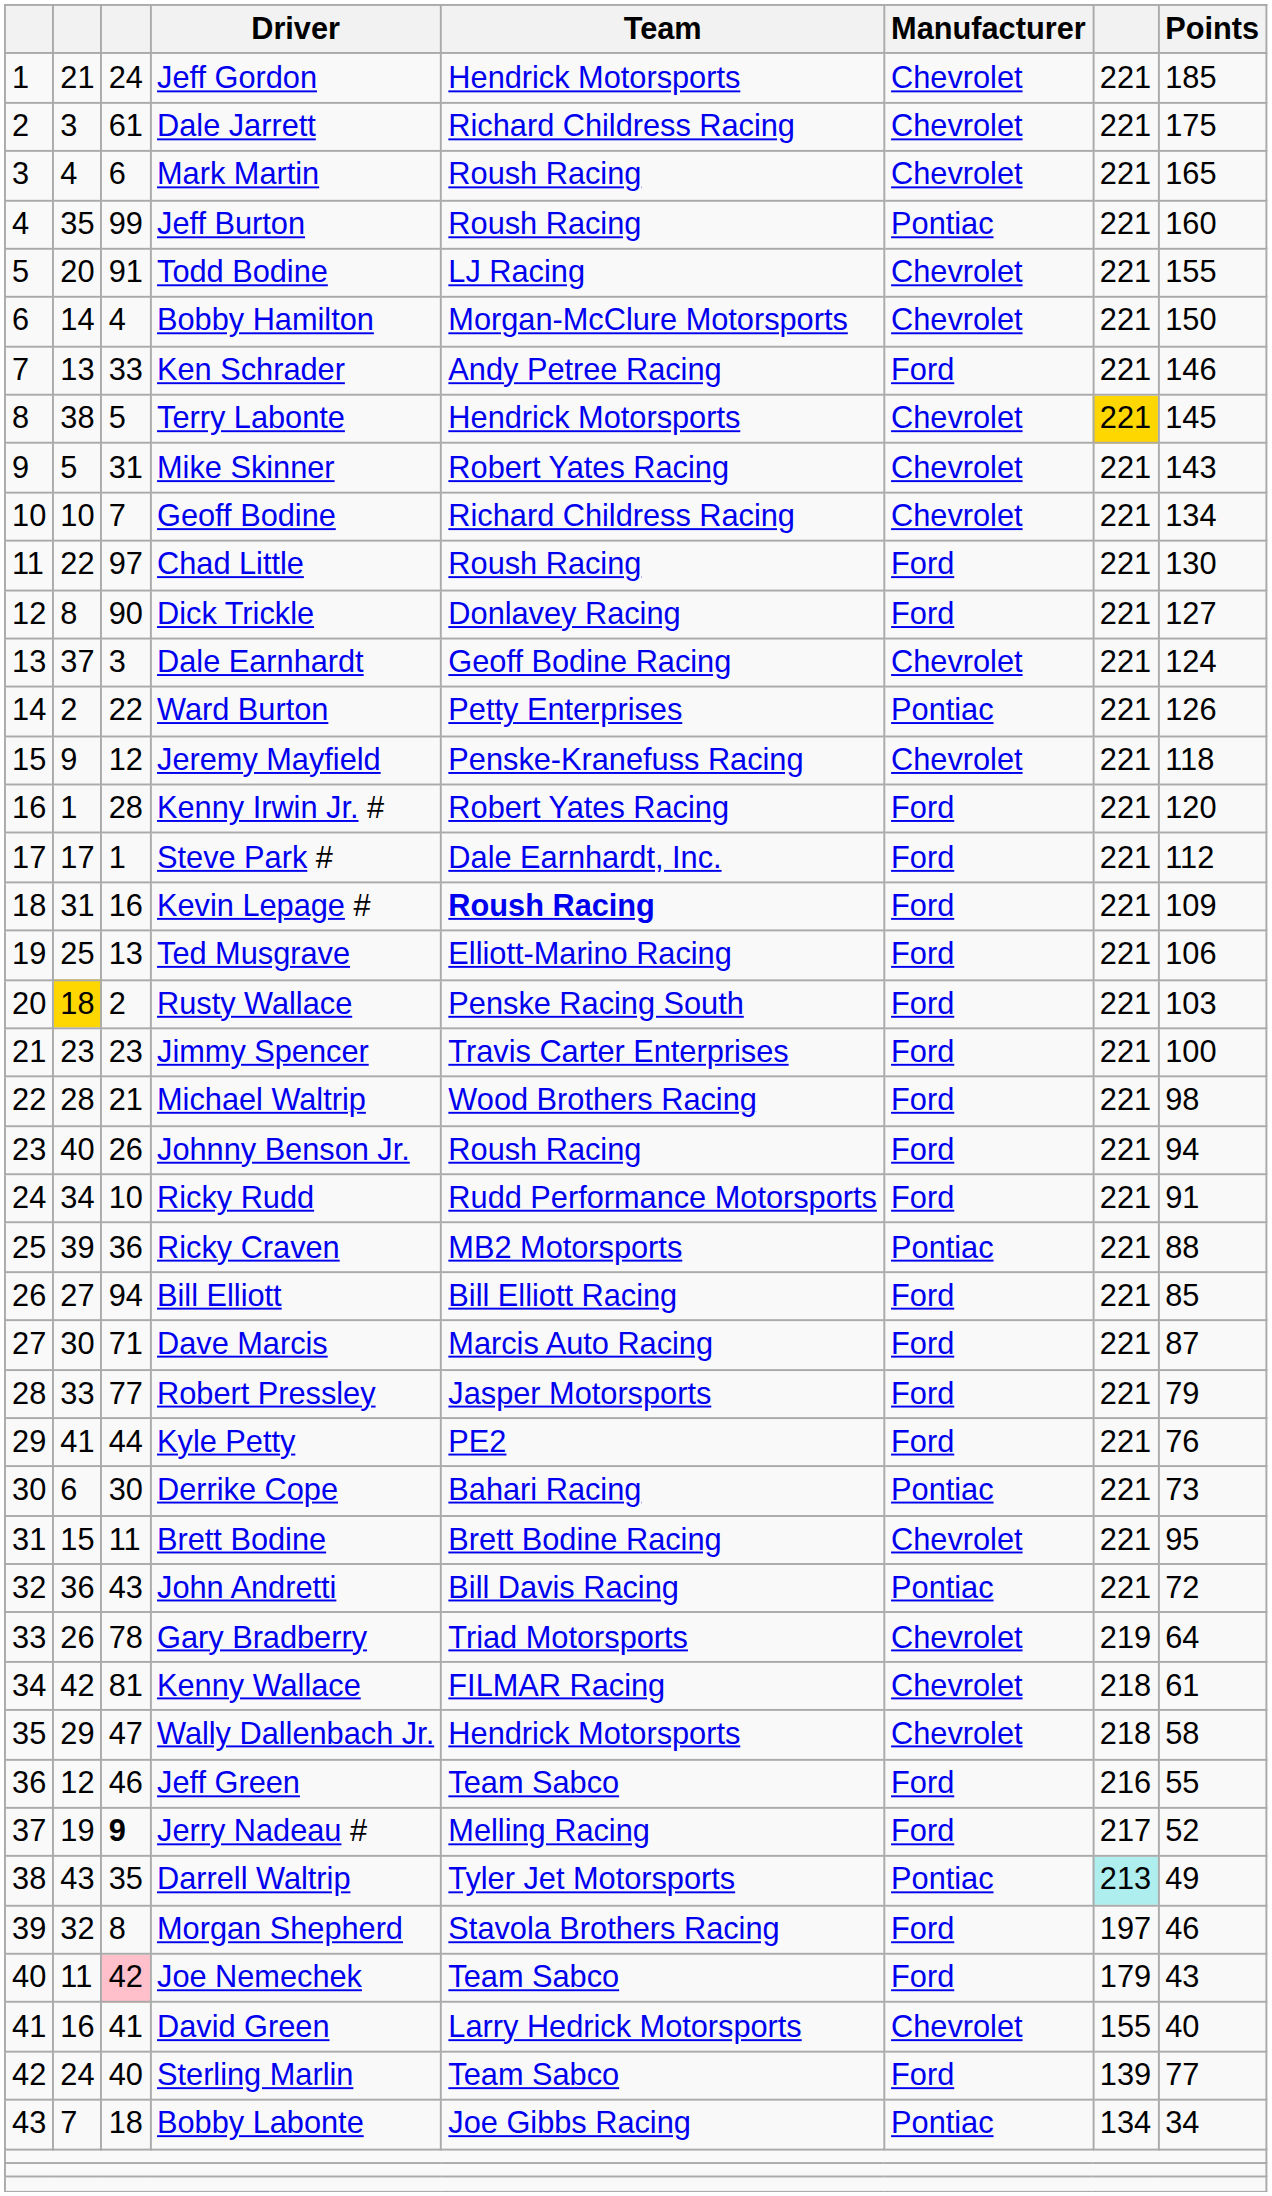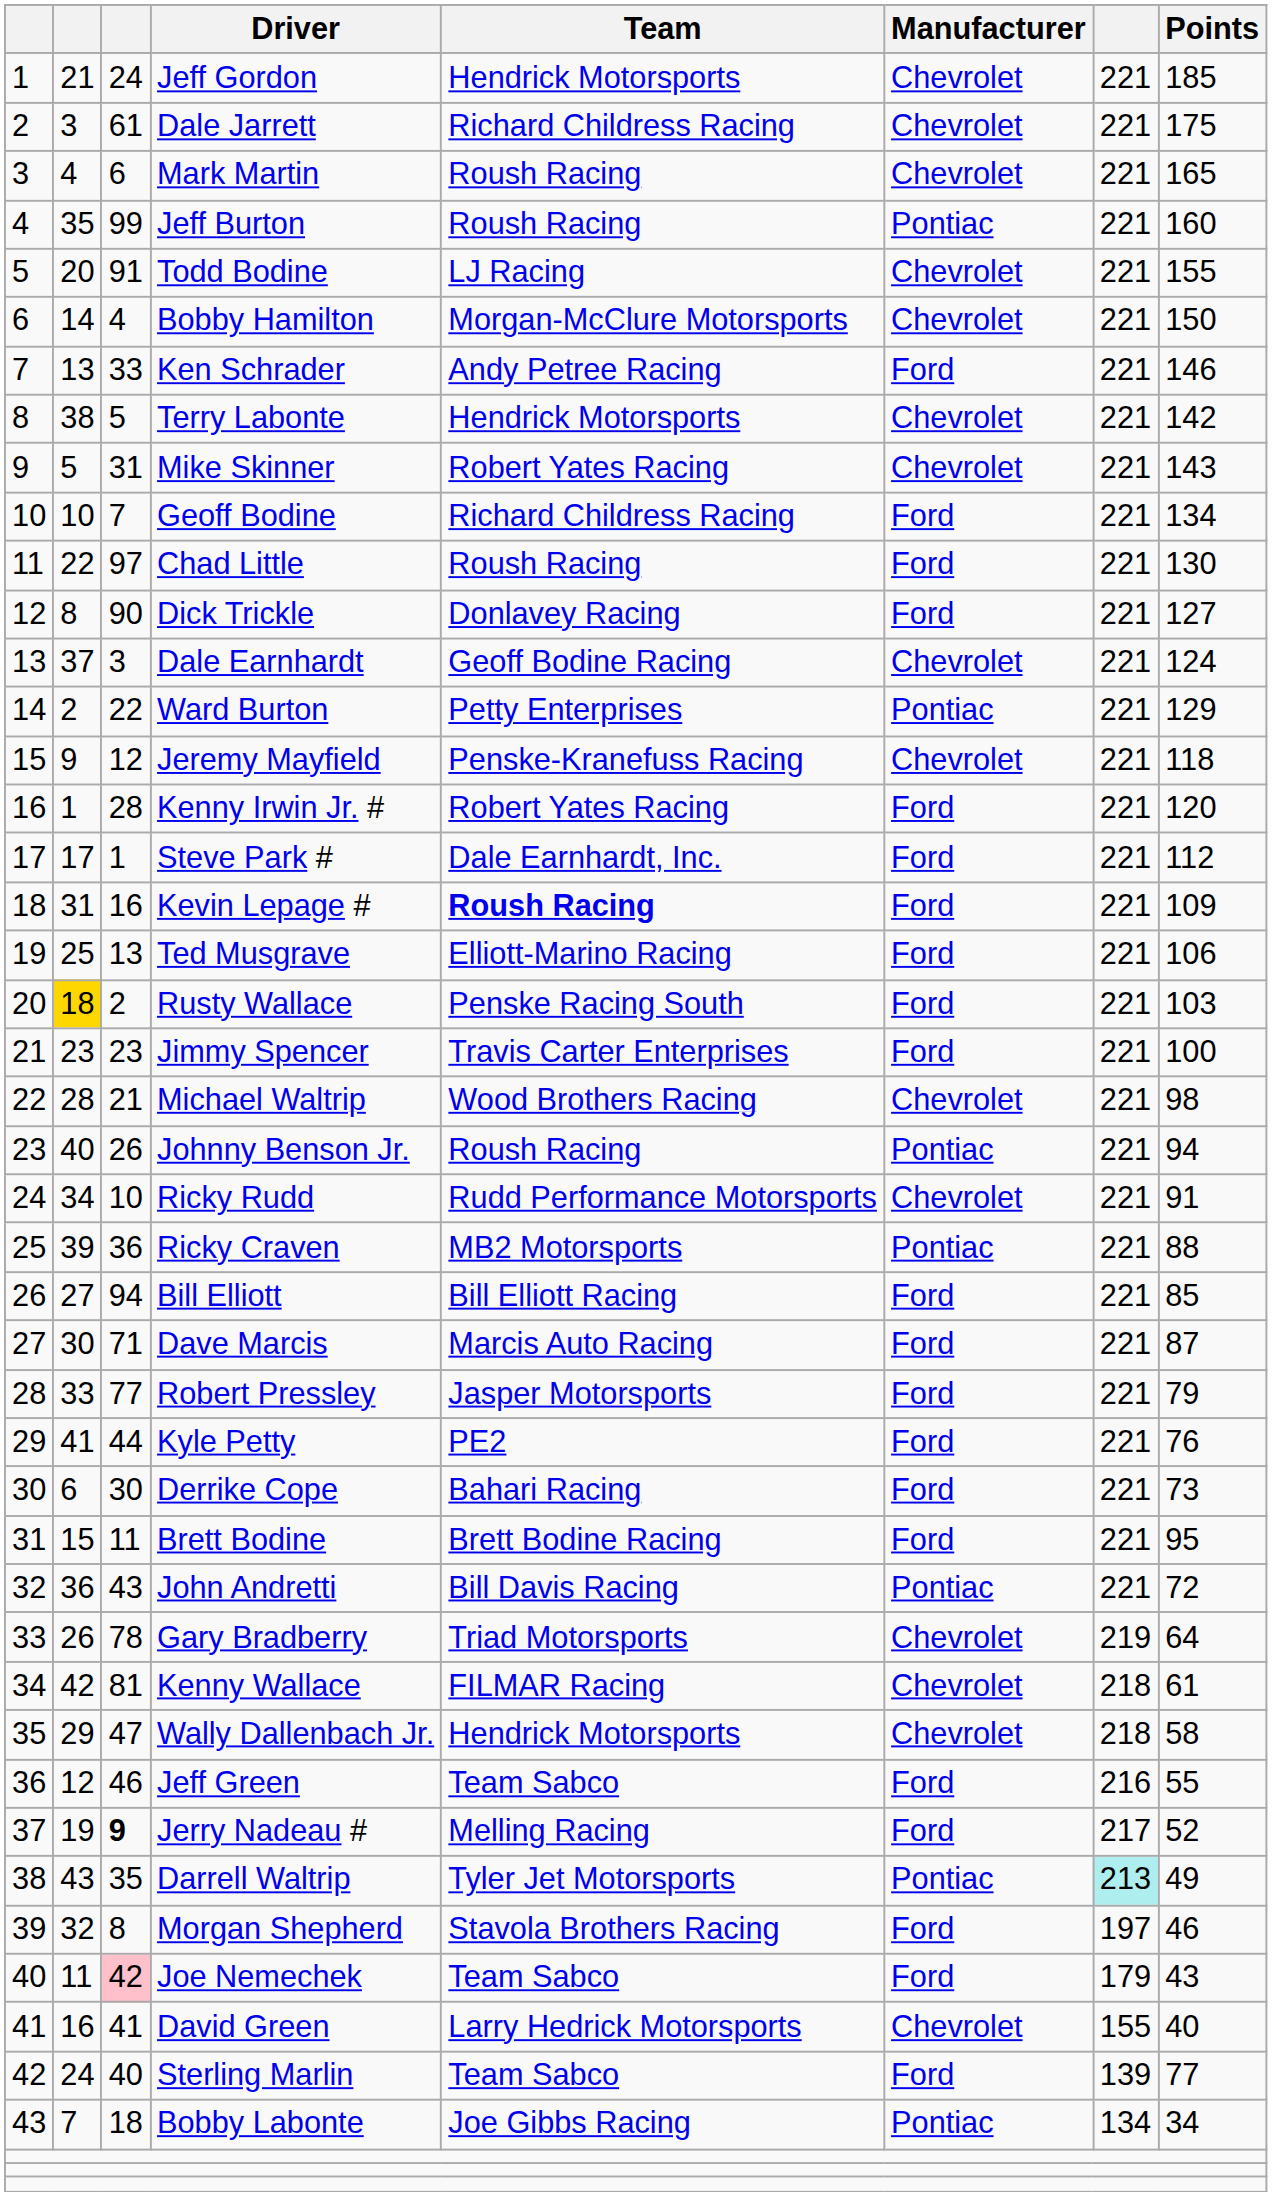(1125, 418) gold background -> (1125, 418) no background
(1191, 418) 145 -> (1191, 418) 142
(957, 516) Chevrolet -> (923, 516) Ford
(1191, 710) 126 -> (1191, 710) 129
(923, 1100) Ford -> (957, 1100) Chevrolet
(923, 1149) Ford -> (942, 1149) Pontiac
(923, 1198) Ford -> (957, 1198) Chevrolet
(942, 1490) Pontiac -> (923, 1490) Ford
(957, 1539) Chevrolet -> (923, 1539) Ford
